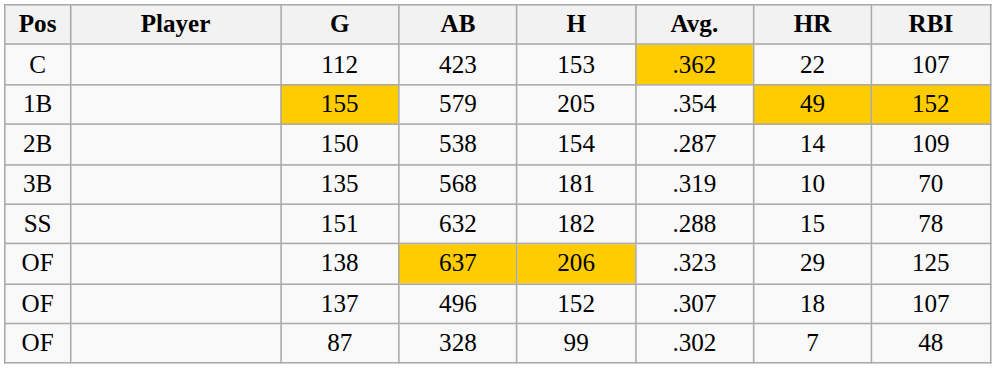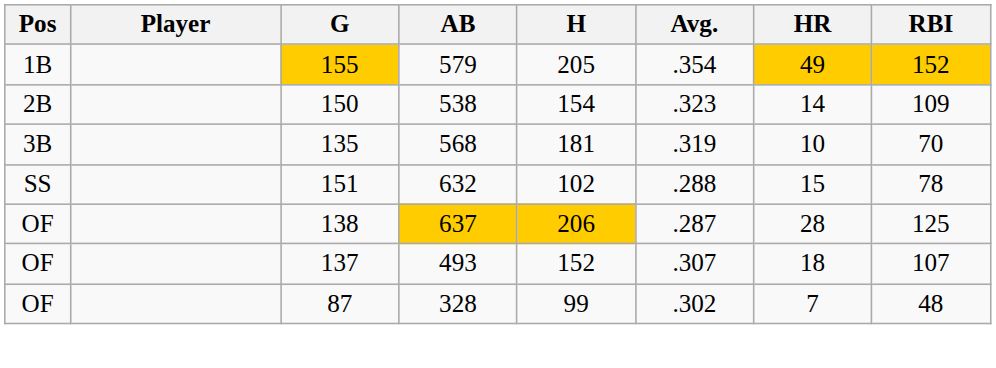- row: (340, 64)
(694, 143) .287 -> (694, 104) .323
(576, 223) 182 -> (576, 183) 102
(694, 263) .323 -> (694, 223) .287
(813, 263) 29 -> (813, 223) 28
(458, 303) 496 -> (458, 263) 493
